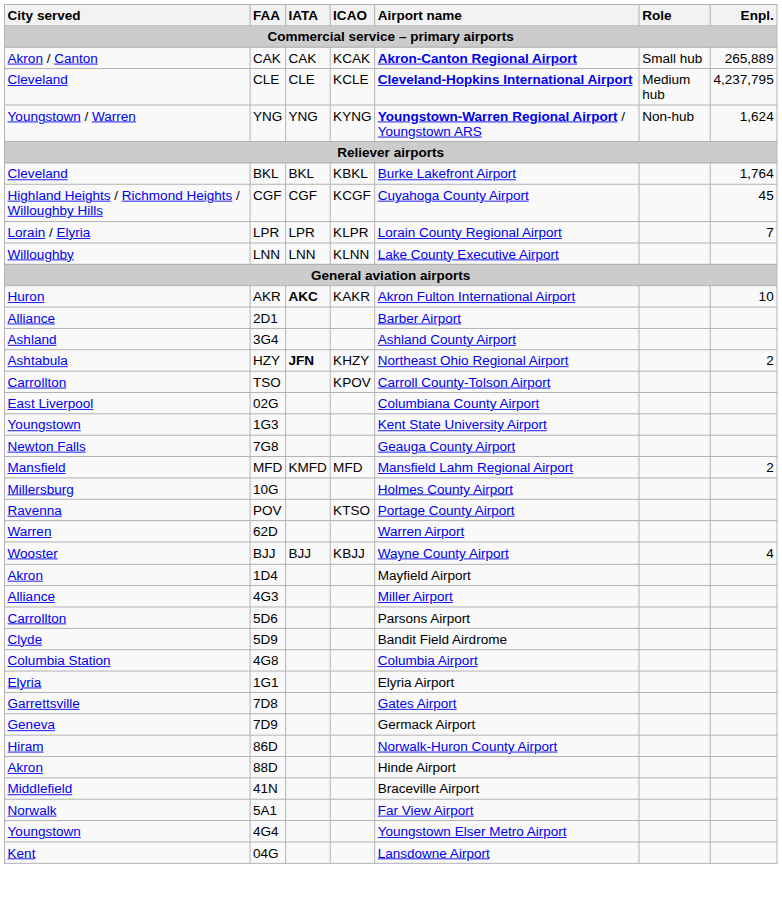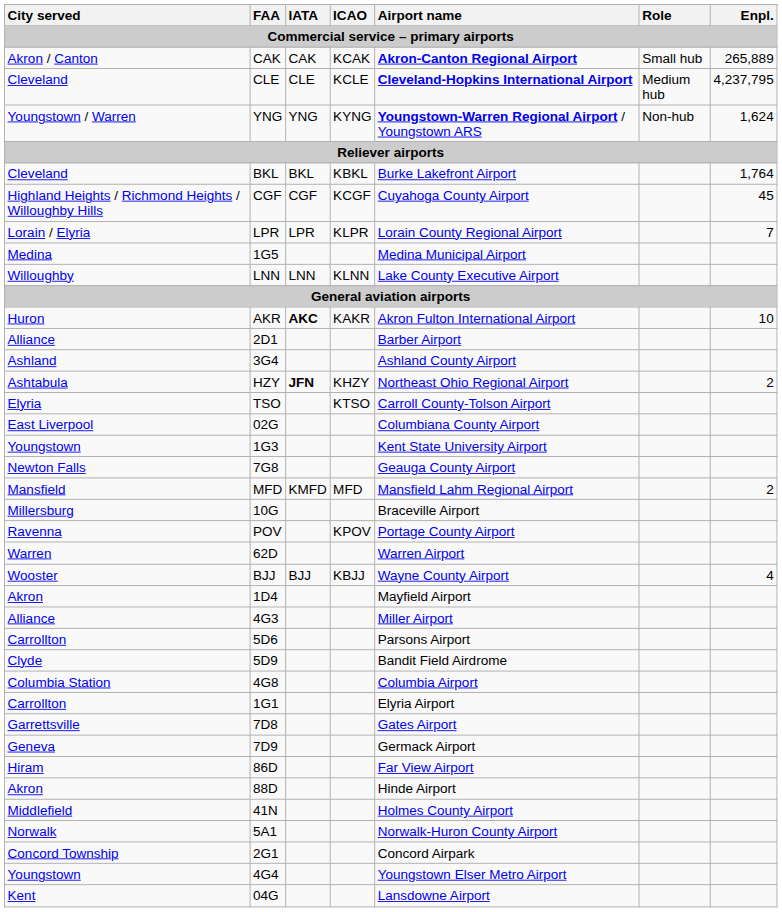+ row: (266, 253)
(37, 382) Carrollton -> (24, 403) Elyria
(352, 382) KPOV -> (352, 403) KTSO
(445, 489) Holmes County Airport -> (428, 510) Braceville Airport
(352, 510) KTSO -> (352, 532) KPOV
(24, 682) Elyria -> (37, 703) Carrollton
(467, 746) Norwalk-Huron County Airport -> (426, 767) Far View Airport
(428, 789) Braceville Airport -> (445, 810) Holmes County Airport
(426, 810) Far View Airport -> (467, 832) Norwalk-Huron County Airport
+ row: (266, 853)
